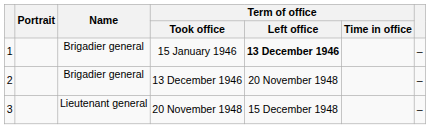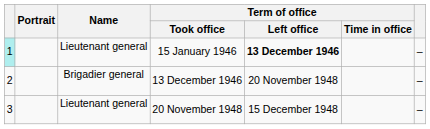(10, 52) no background -> (10, 52) paleturquoise background
(104, 46) Brigadier general -> (104, 46) Lieutenant general
